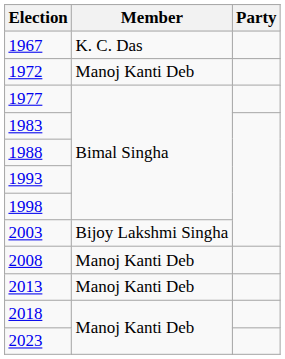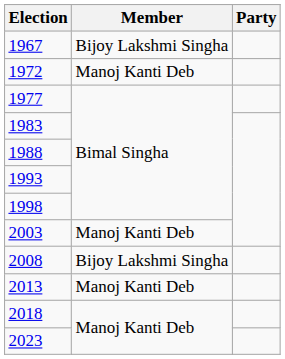(109, 44) K. C. Das -> (152, 44) Bijoy Lakshmi Singha
(152, 233) Bijoy Lakshmi Singha -> (135, 233) Manoj Kanti Deb
(135, 260) Manoj Kanti Deb -> (152, 260) Bijoy Lakshmi Singha
